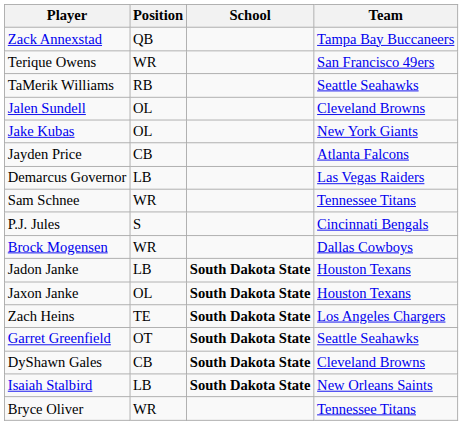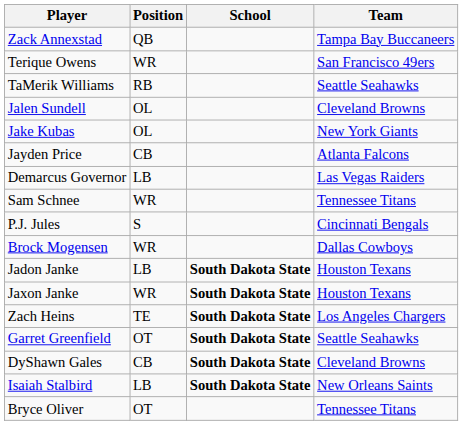(143, 293) OL -> (145, 293) WR
(145, 408) WR -> (143, 408) OT
